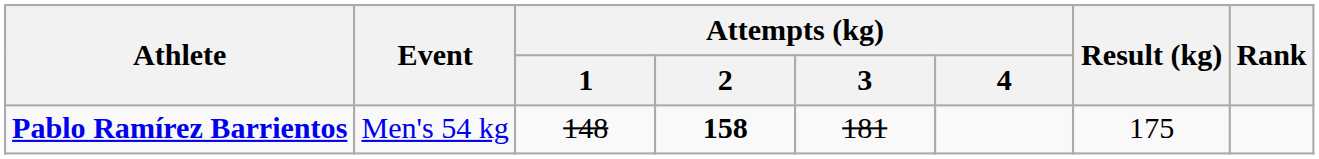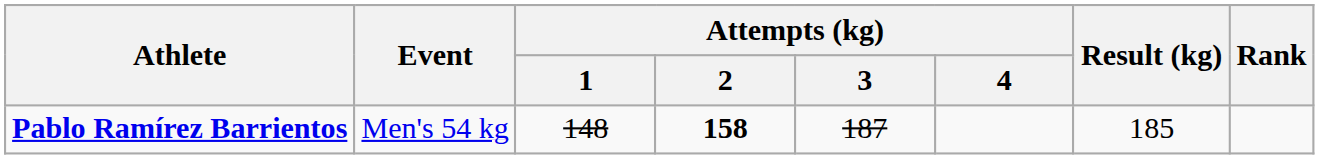(865, 128) 181 -> (865, 128) 187
(1152, 128) 175 -> (1152, 128) 185
